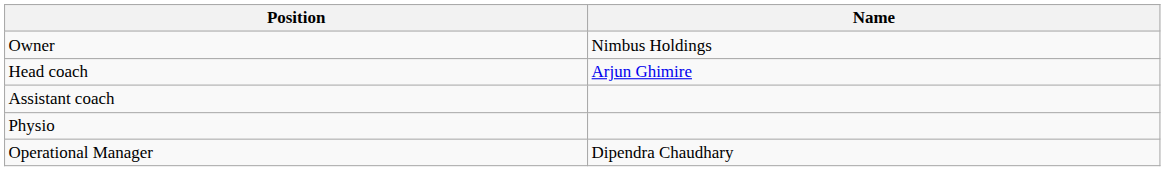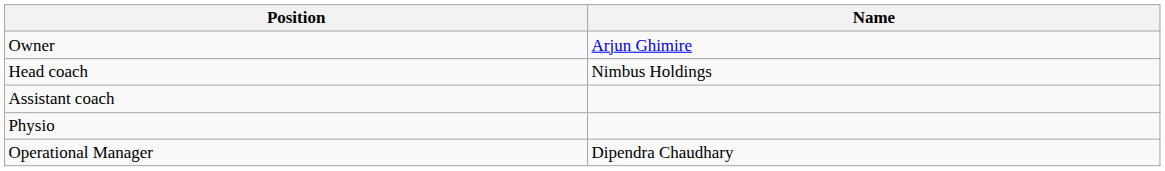(652, 44) Nimbus Holdings -> (642, 44) Arjun Ghimire
(642, 71) Arjun Ghimire -> (652, 71) Nimbus Holdings
